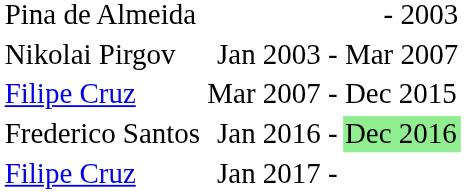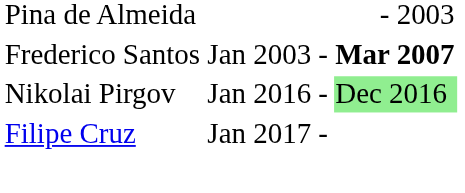(90, 54) Nikolai Pirgov -> (102, 54) Frederico Santos
(402, 54) normal -> (395, 54) bold
- row: (273, 93)
(102, 133) Frederico Santos -> (90, 93) Nikolai Pirgov
